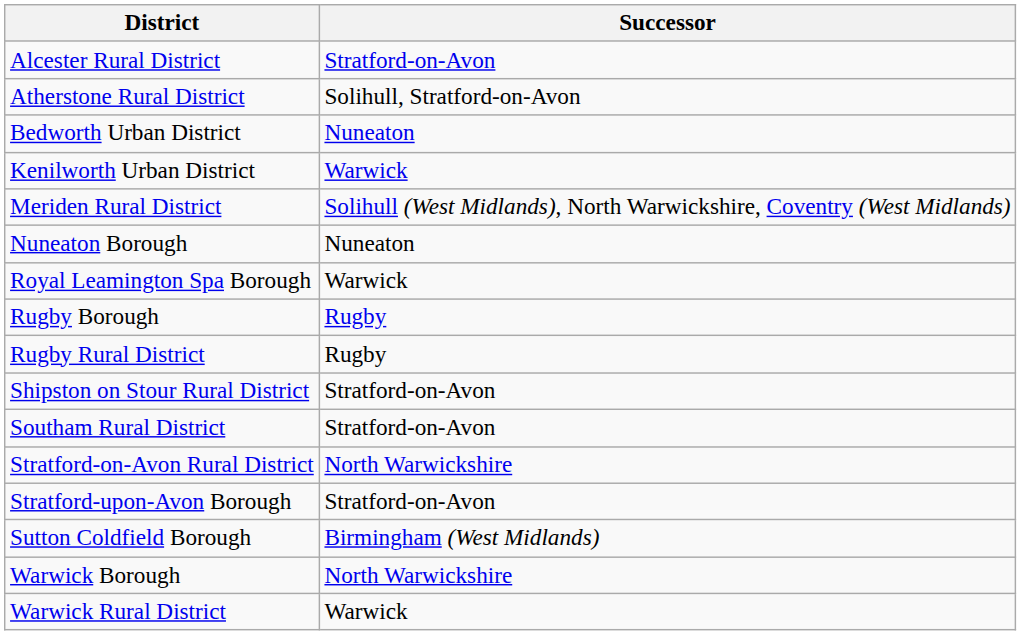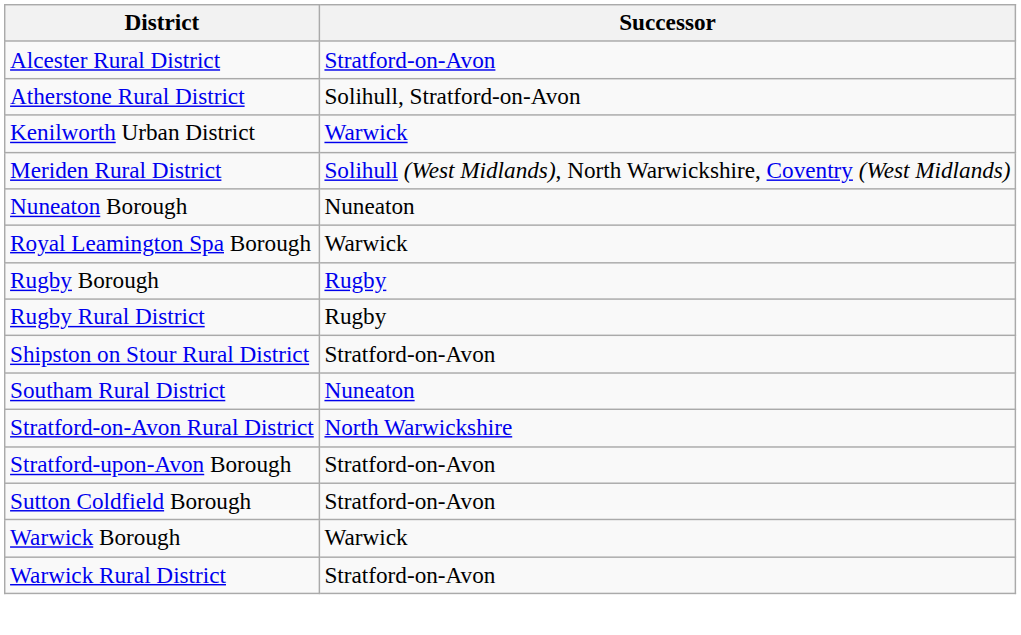- row: (125, 133)
(410, 427) Stratford-on-Avon -> (370, 390) Nuneaton
(462, 538) Birmingham (West Midlands) -> (410, 501) Stratford-on-Avon
(418, 574) North Warwickshire -> (366, 538) Warwick
(366, 611) Warwick -> (410, 574) Stratford-on-Avon
